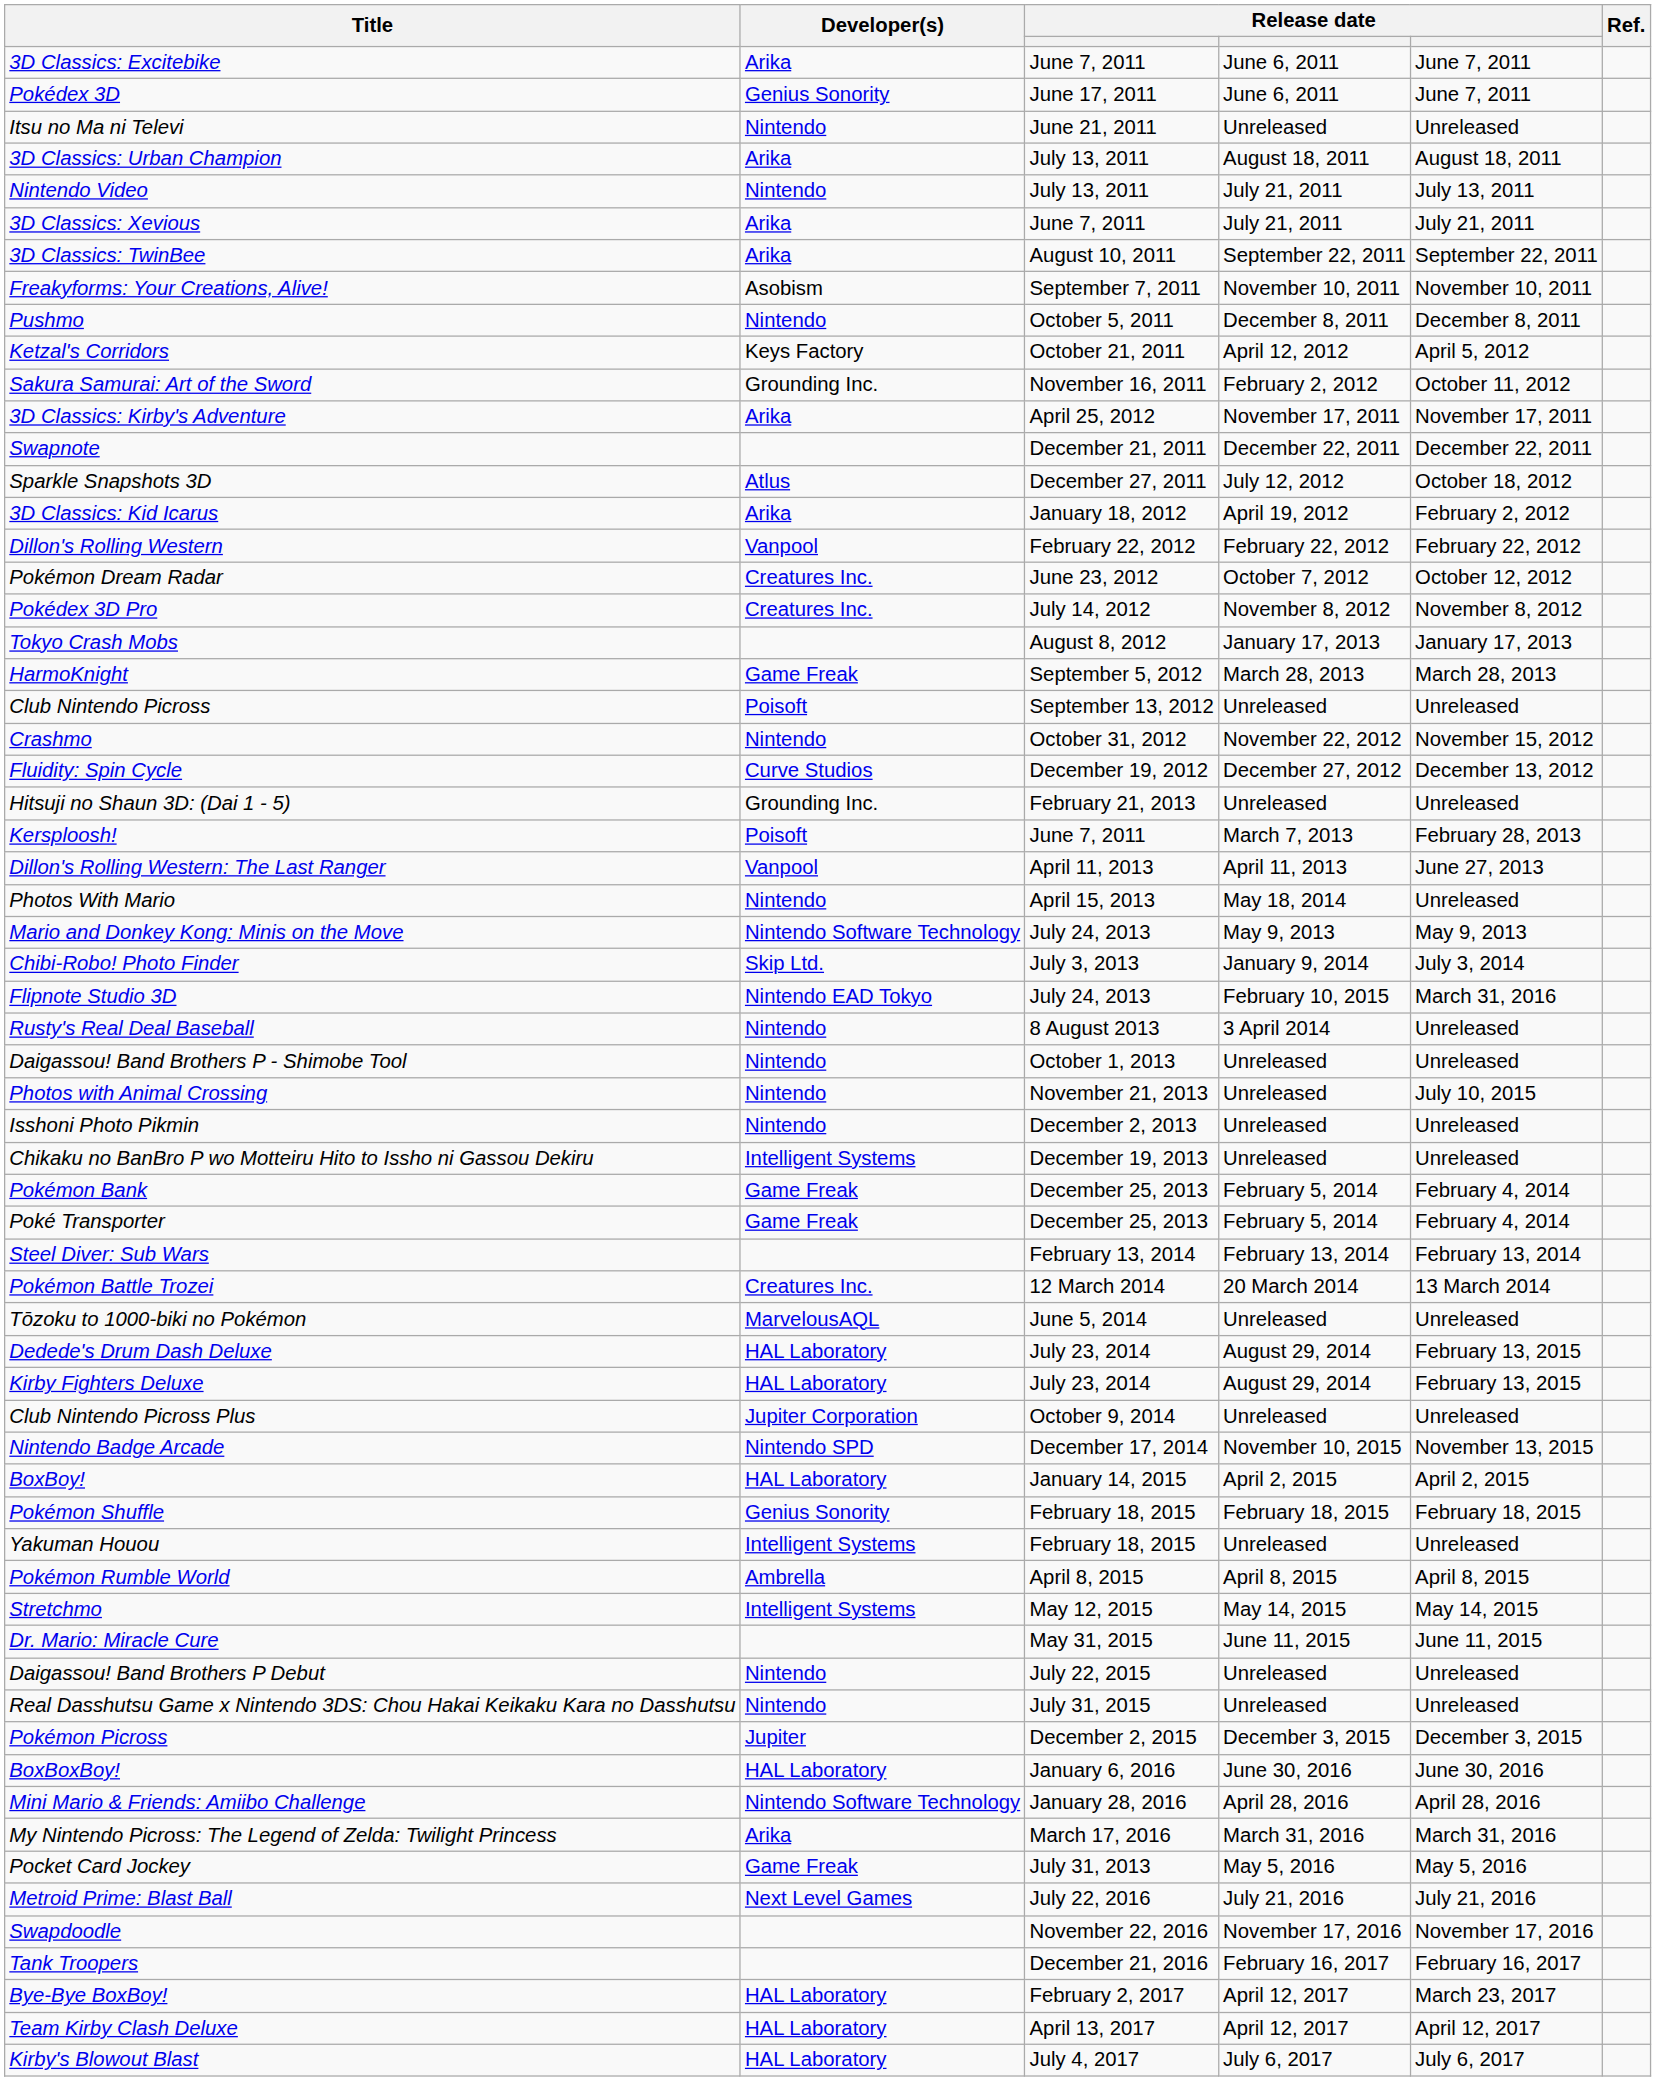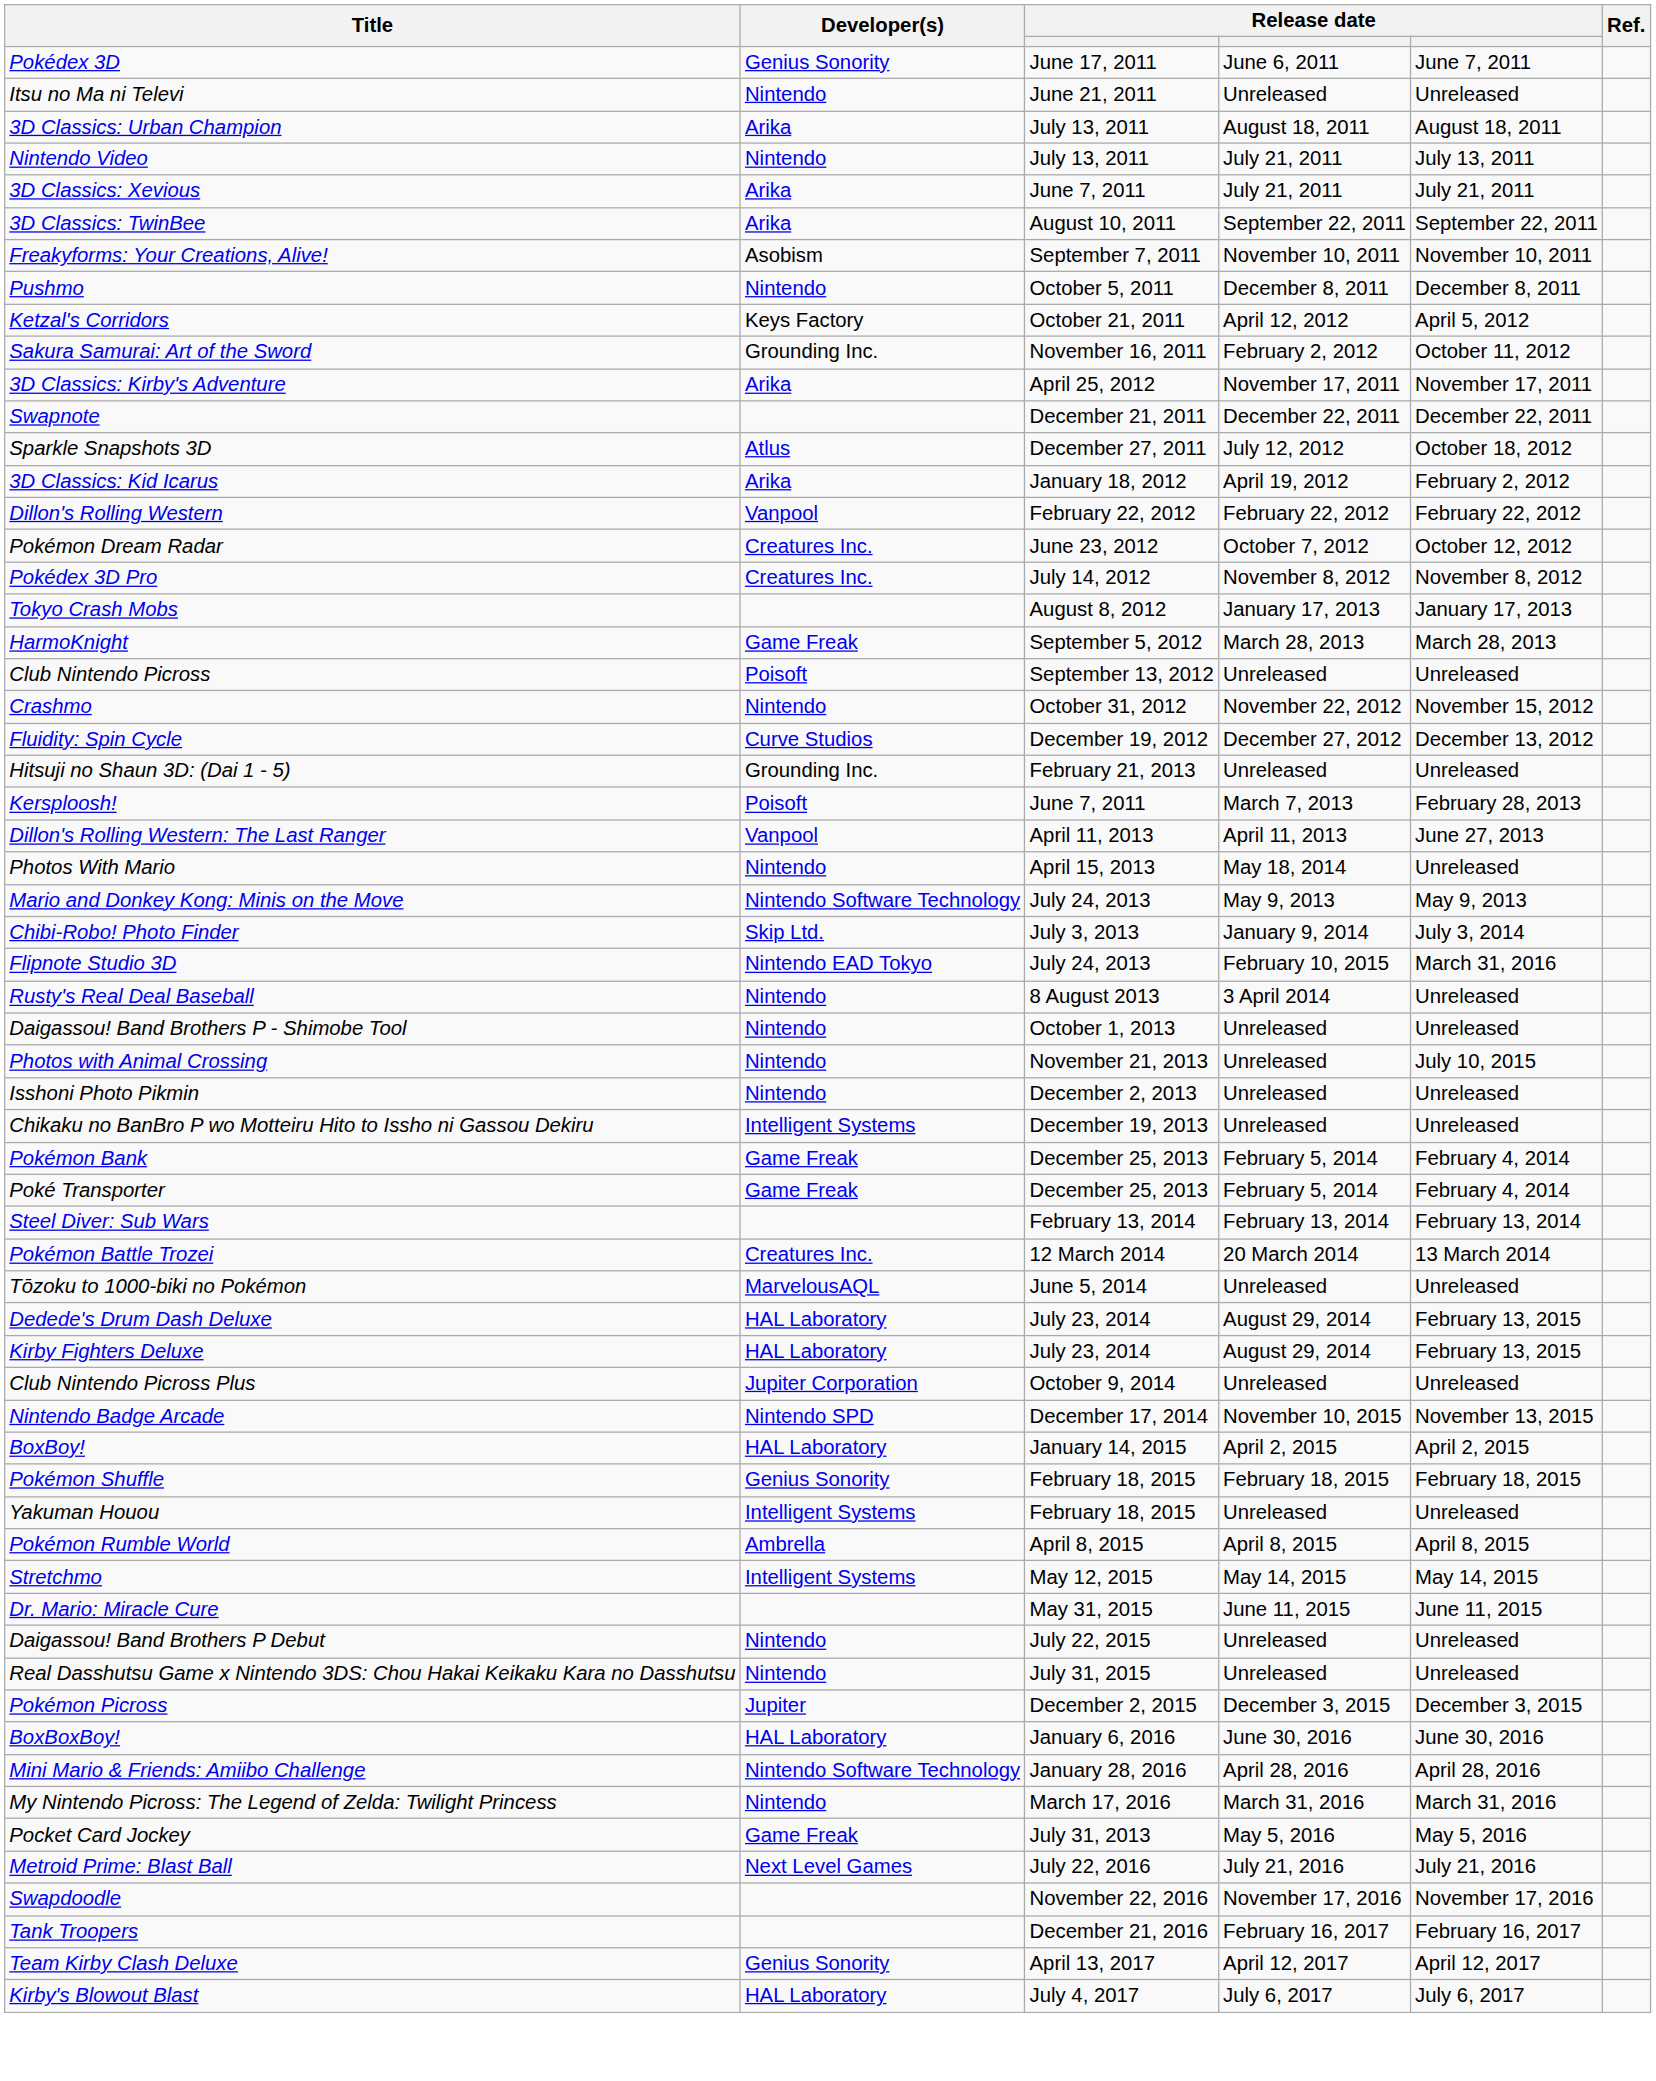- row: (115, 62)
(768, 1834) Arika -> (786, 1802) Nintendo
- row: (88, 1995)
(816, 2028) HAL Laboratory -> (817, 1963) Genius Sonority
